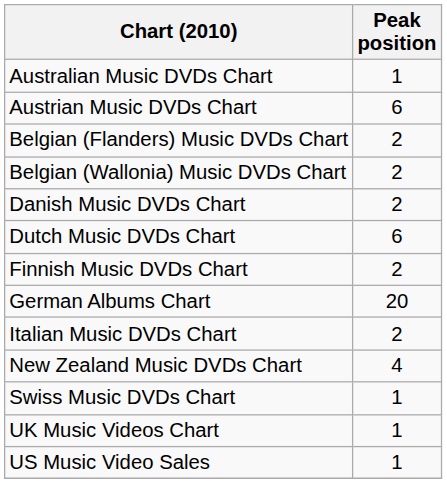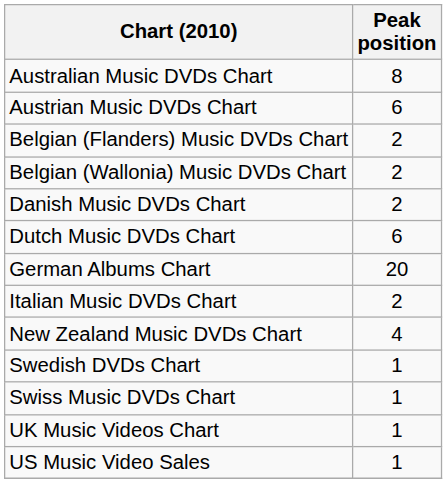(397, 75) 1 -> (397, 75) 8
- row: (128, 269)
+ row: (105, 365)
